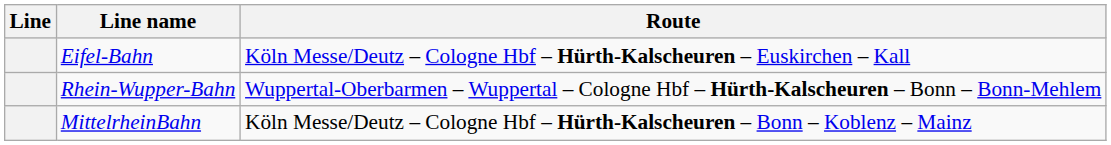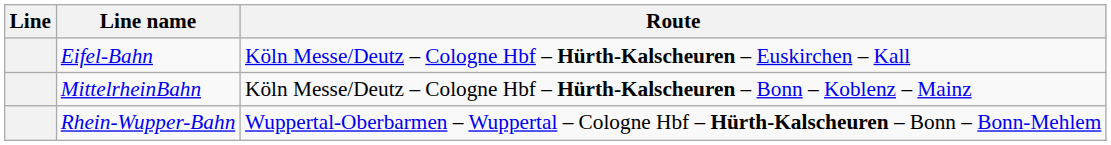rows swapped: (131, 122) <-> (148, 88)
